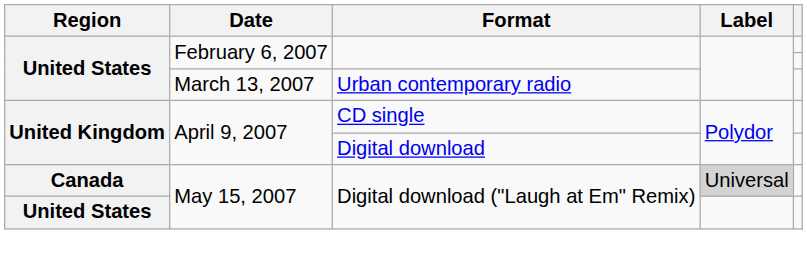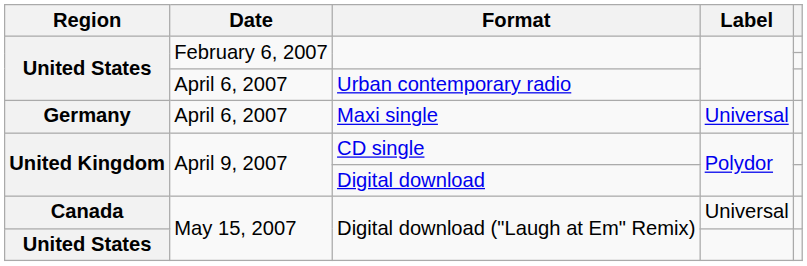(244, 84) March 13, 2007 -> (231, 84) April 6, 2007
+ row: (87, 116)
(747, 180) lightgrey background -> (747, 212) no background
